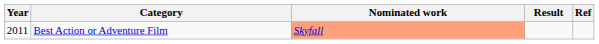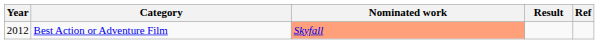(18, 30) 2011 -> (18, 30) 2012
